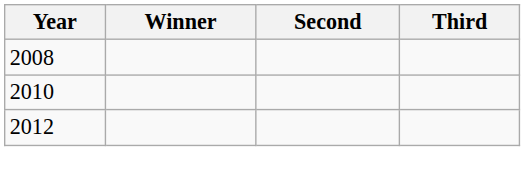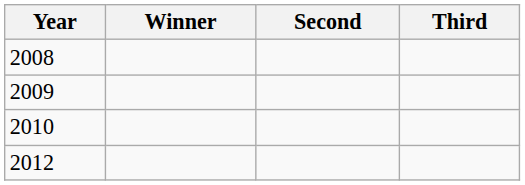+ row: (32, 92)
